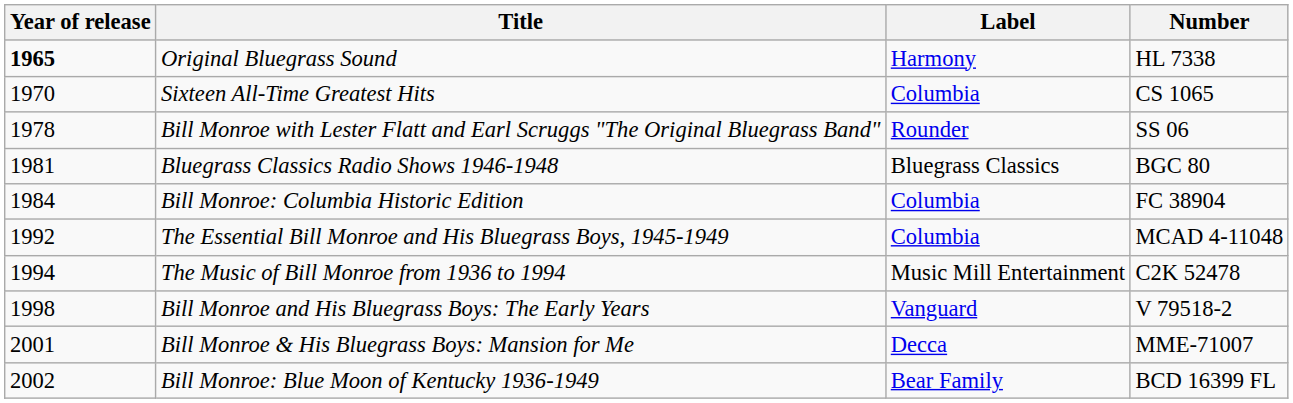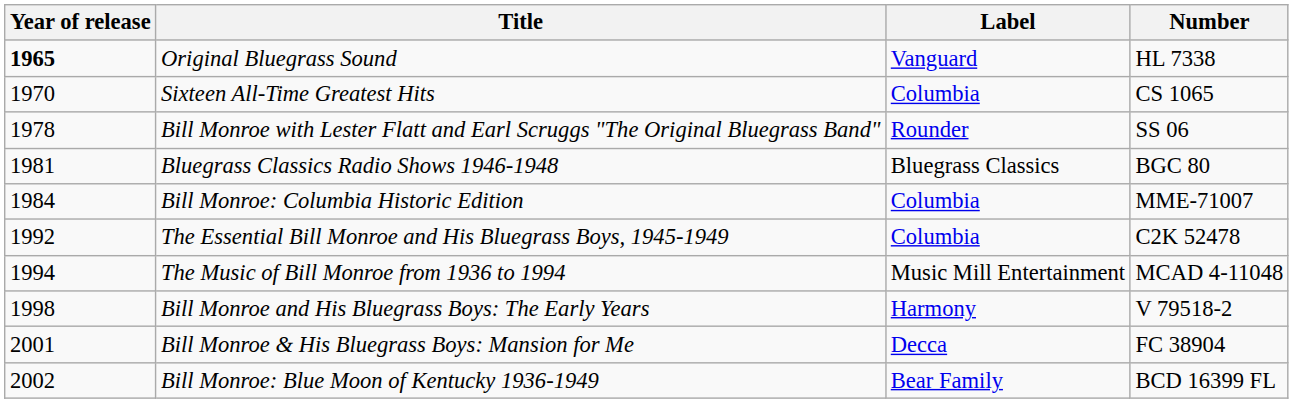(933, 58) Harmony -> (934, 58) Vanguard
(1180, 201) FC 38904 -> (1194, 201) MME-71007
(1209, 237) MCAD 4-11048 -> (1188, 237) C2K 52478
(1188, 272) C2K 52478 -> (1209, 272) MCAD 4-11048
(934, 308) Vanguard -> (933, 308) Harmony
(1194, 344) MME-71007 -> (1180, 344) FC 38904
